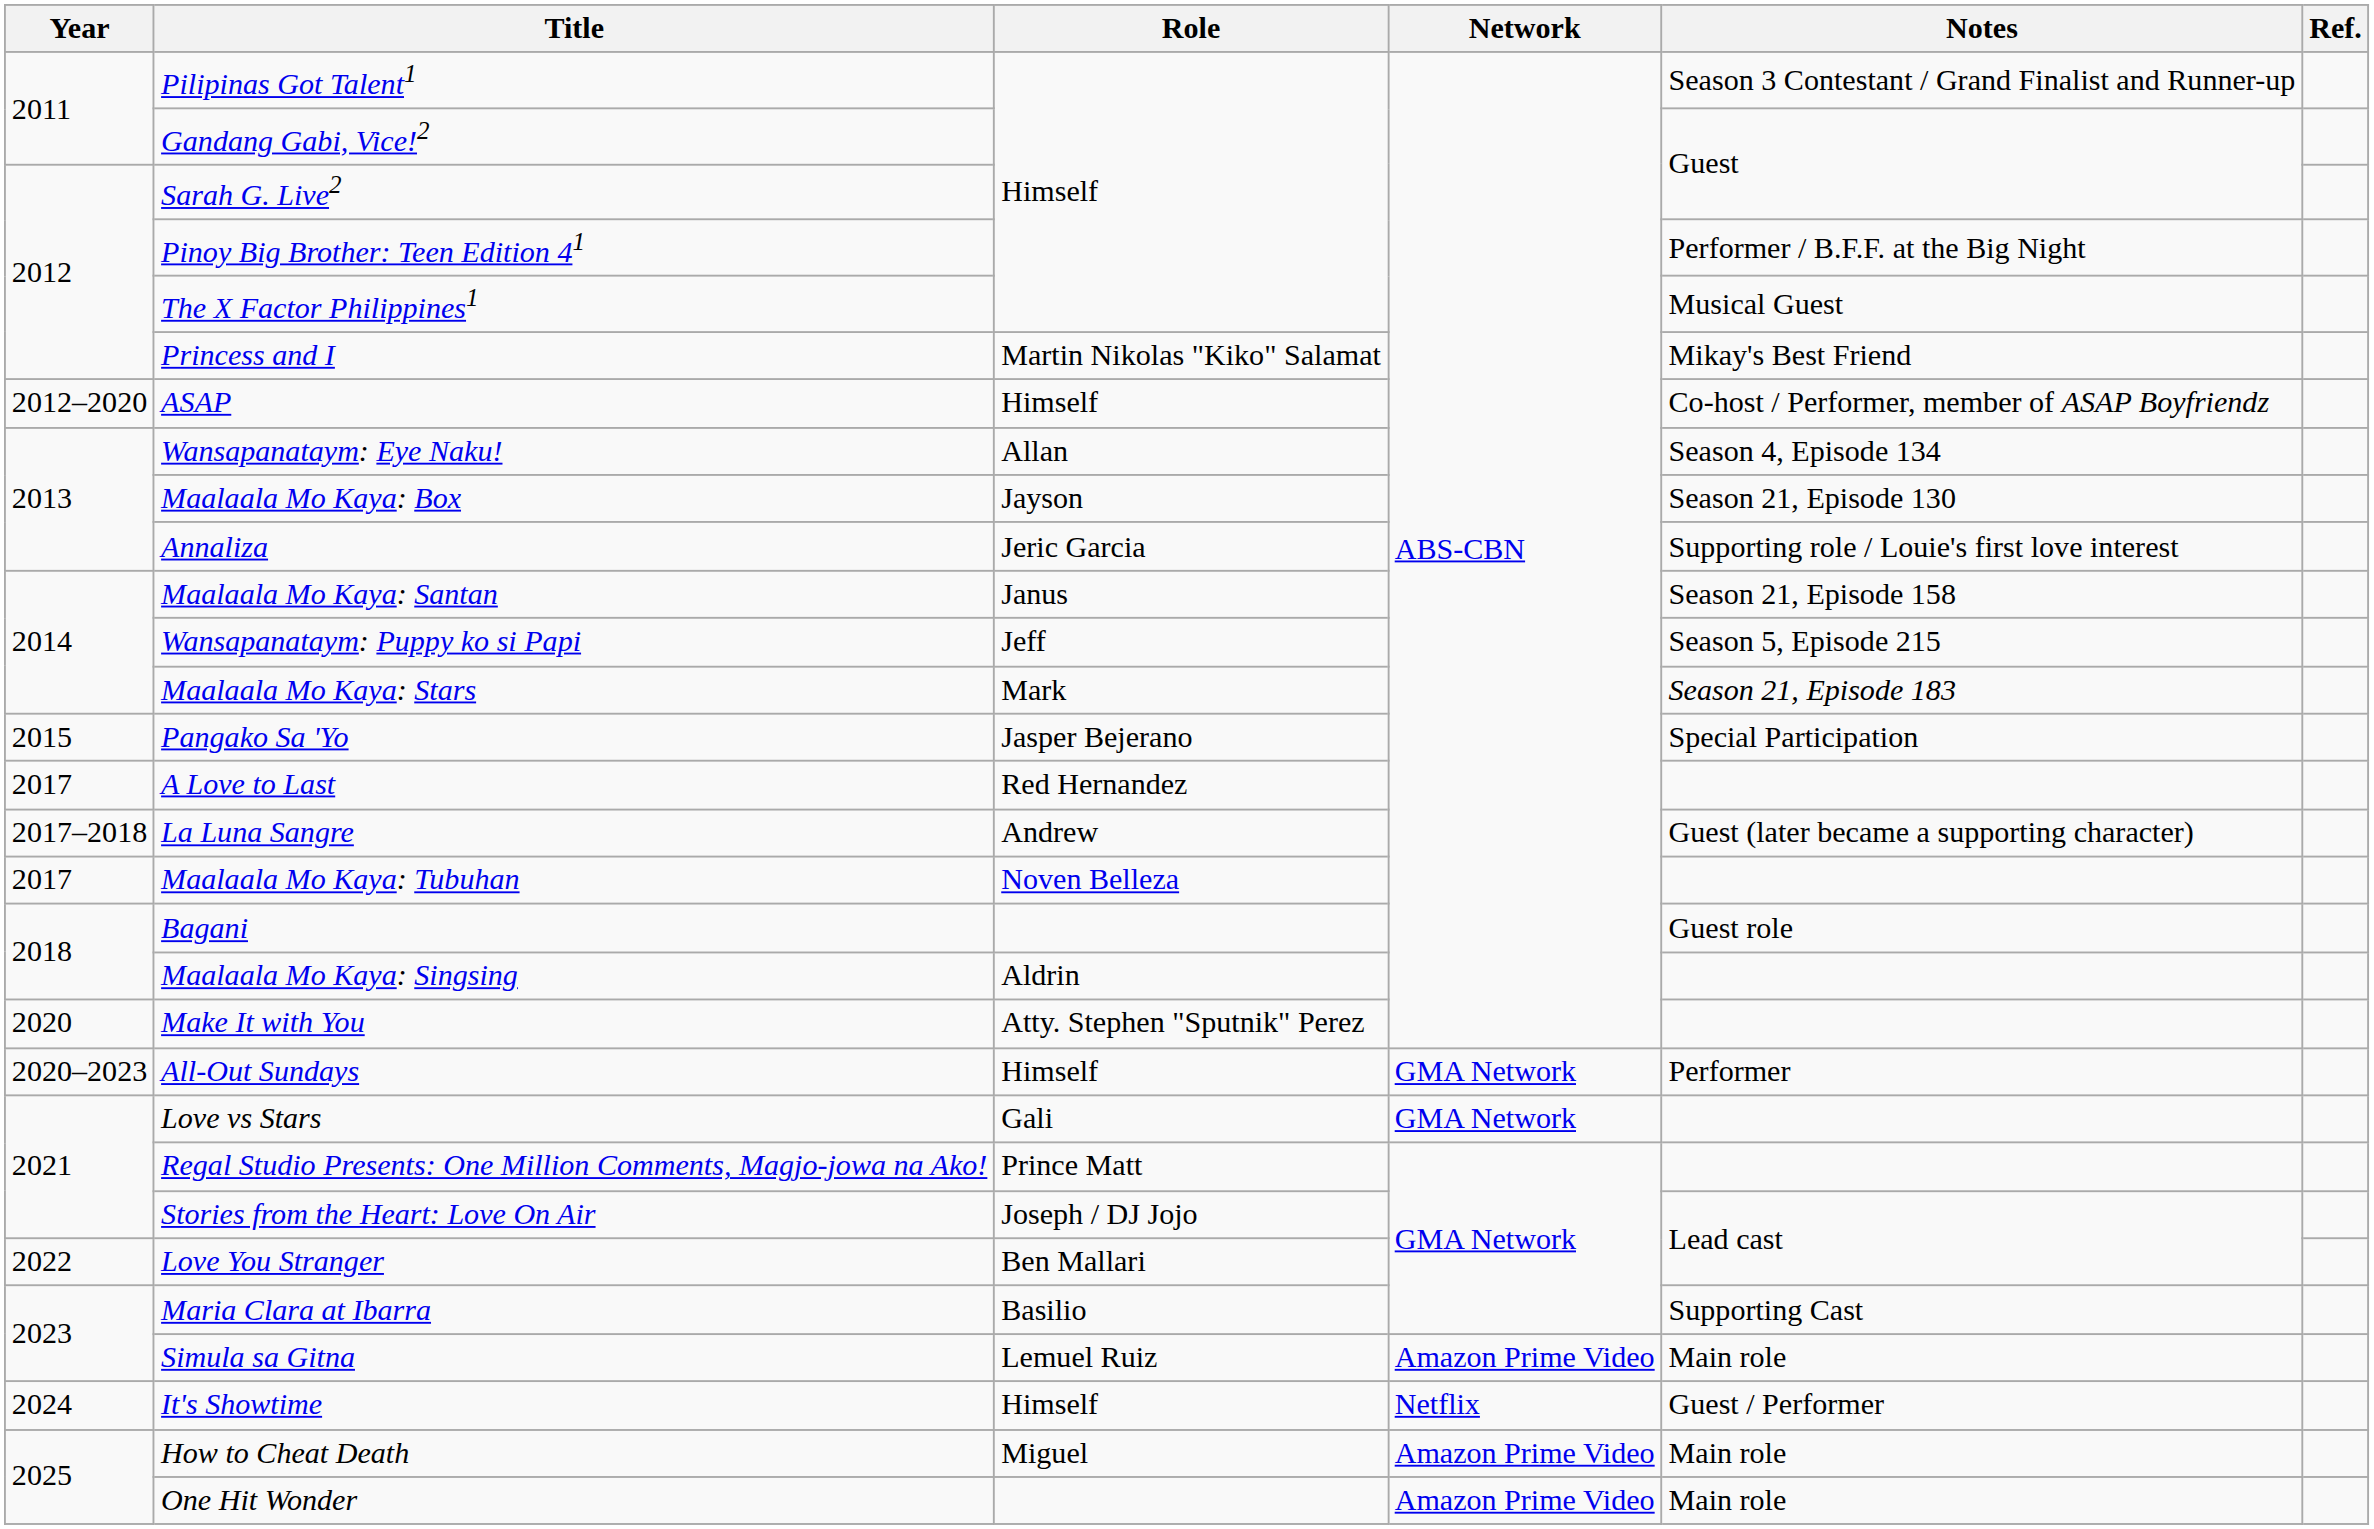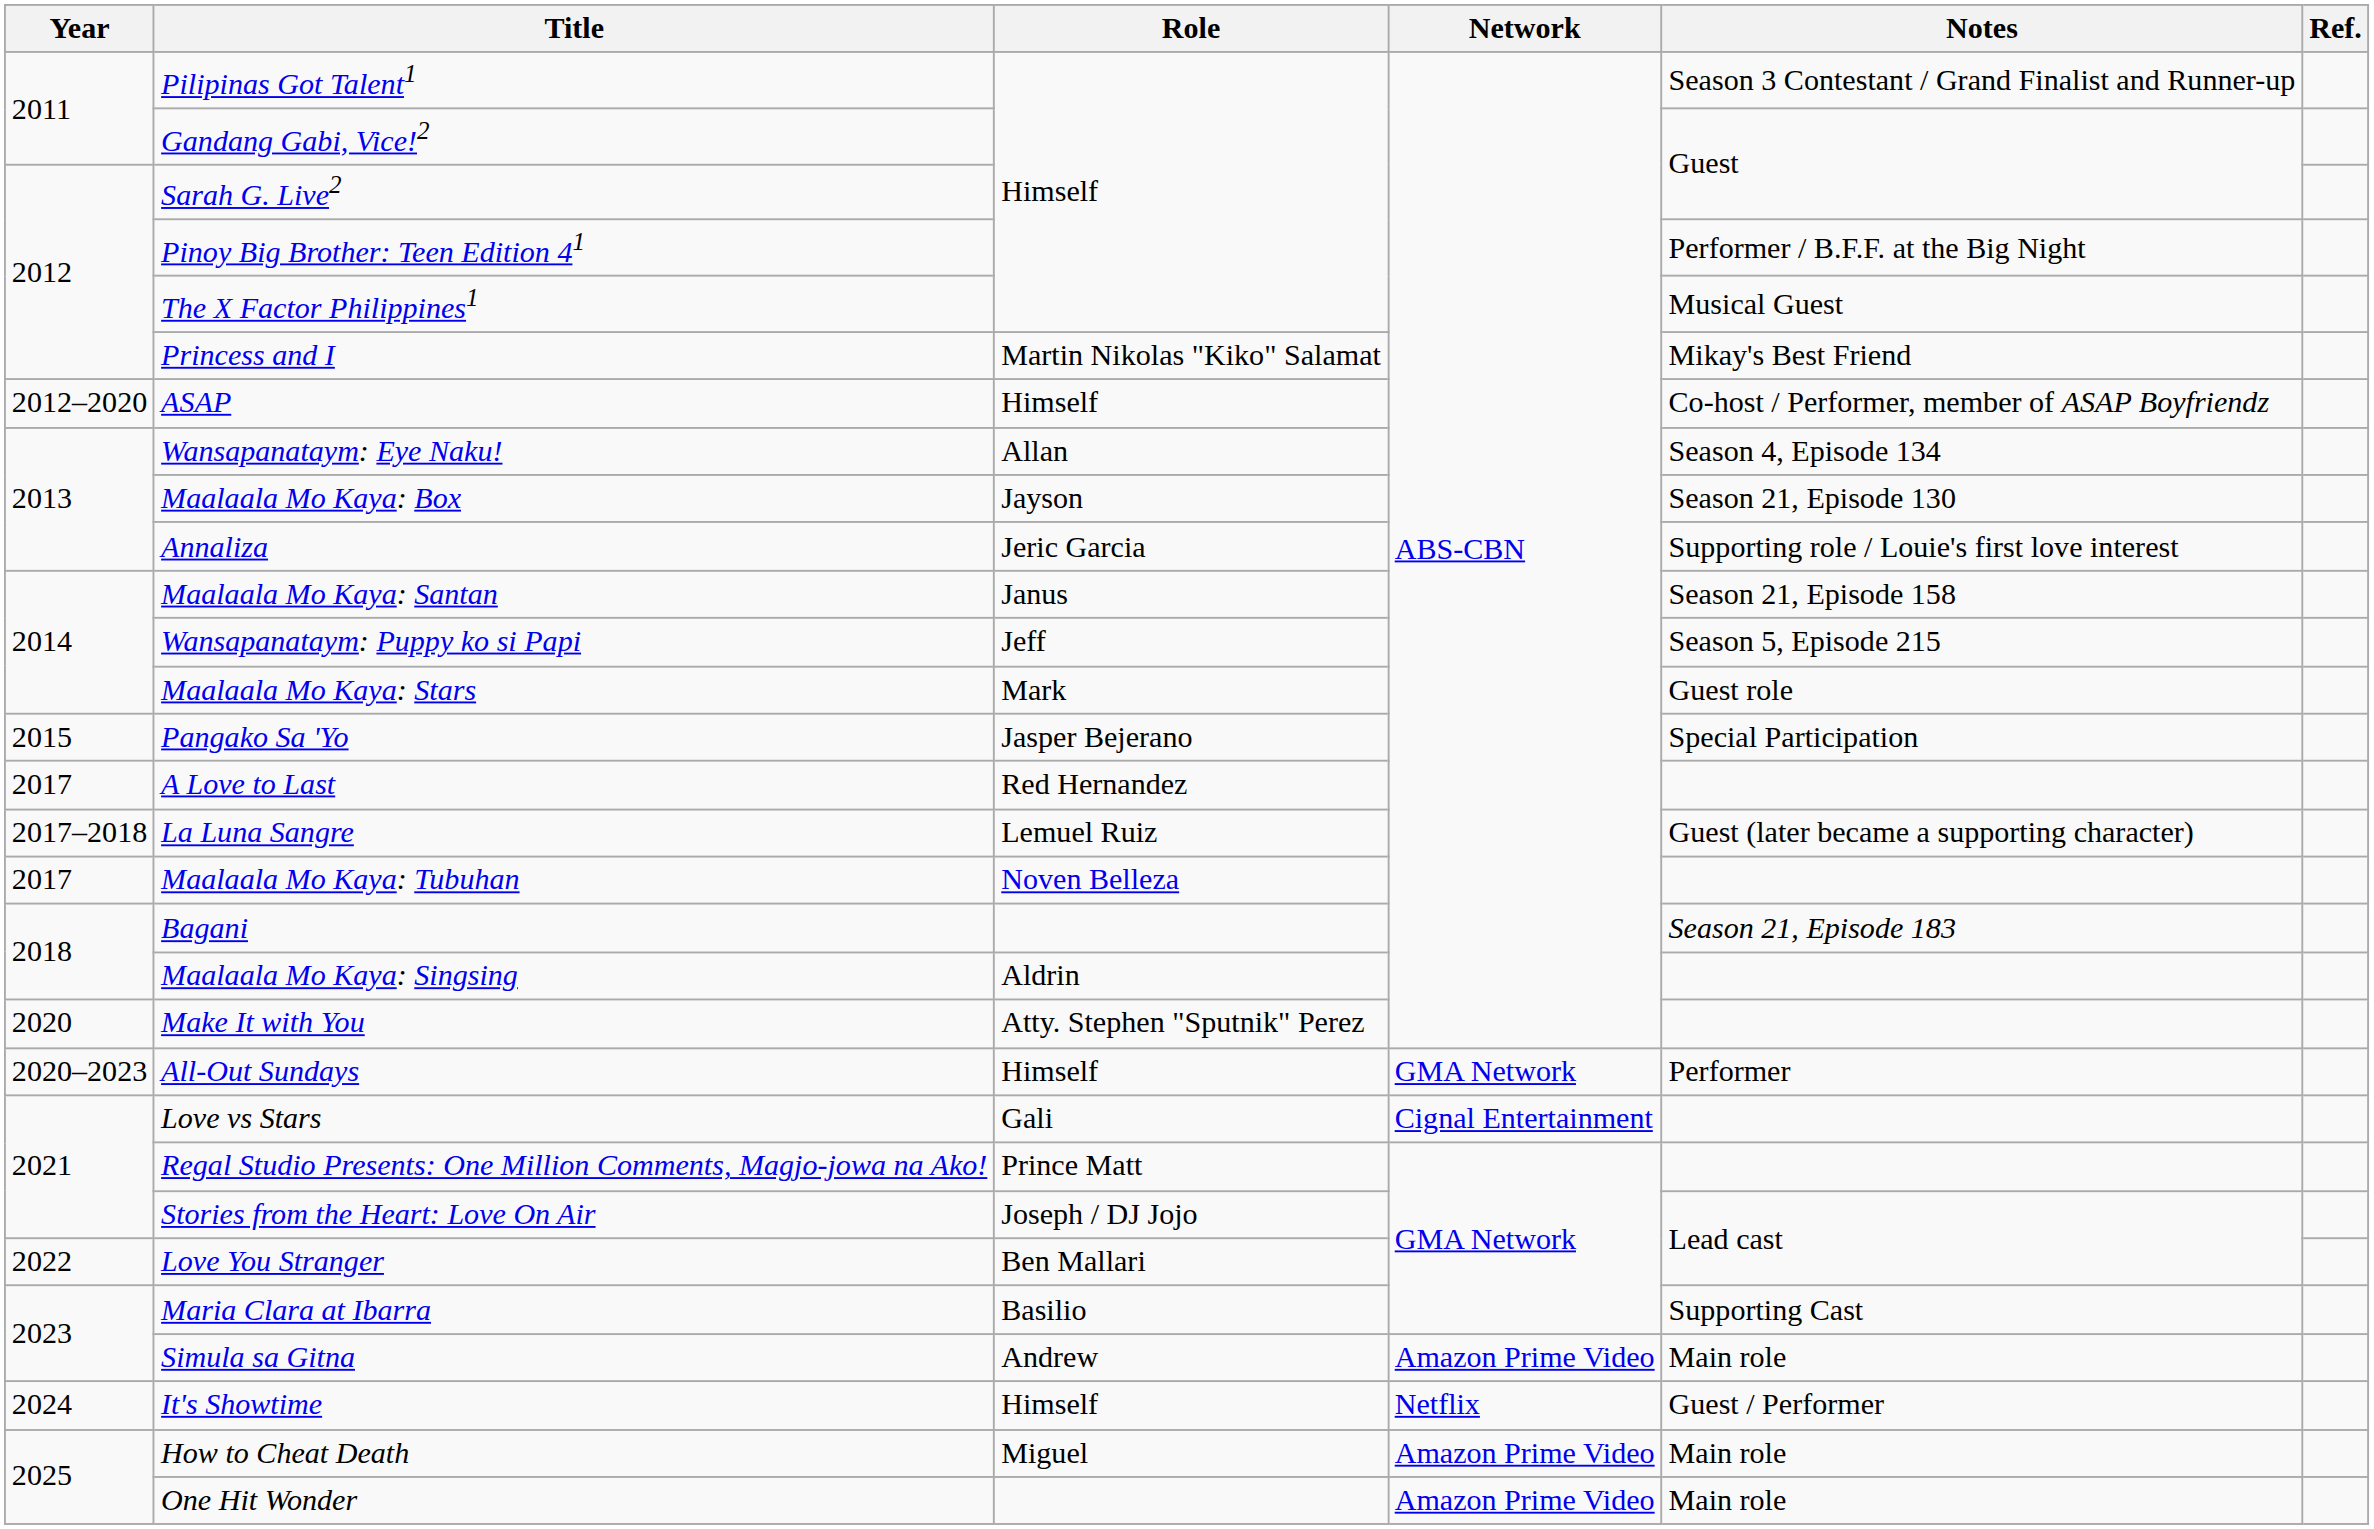(1812, 689) Season 21, Episode 183 -> (1731, 689) Guest role
(1050, 832) Andrew -> (1079, 832) Lemuel Ruiz
(1731, 927) Guest role -> (1812, 927) Season 21, Episode 183
(1485, 1118) GMA Network -> (1524, 1118) Cignal Entertainment
(1079, 1357) Lemuel Ruiz -> (1050, 1357) Andrew
